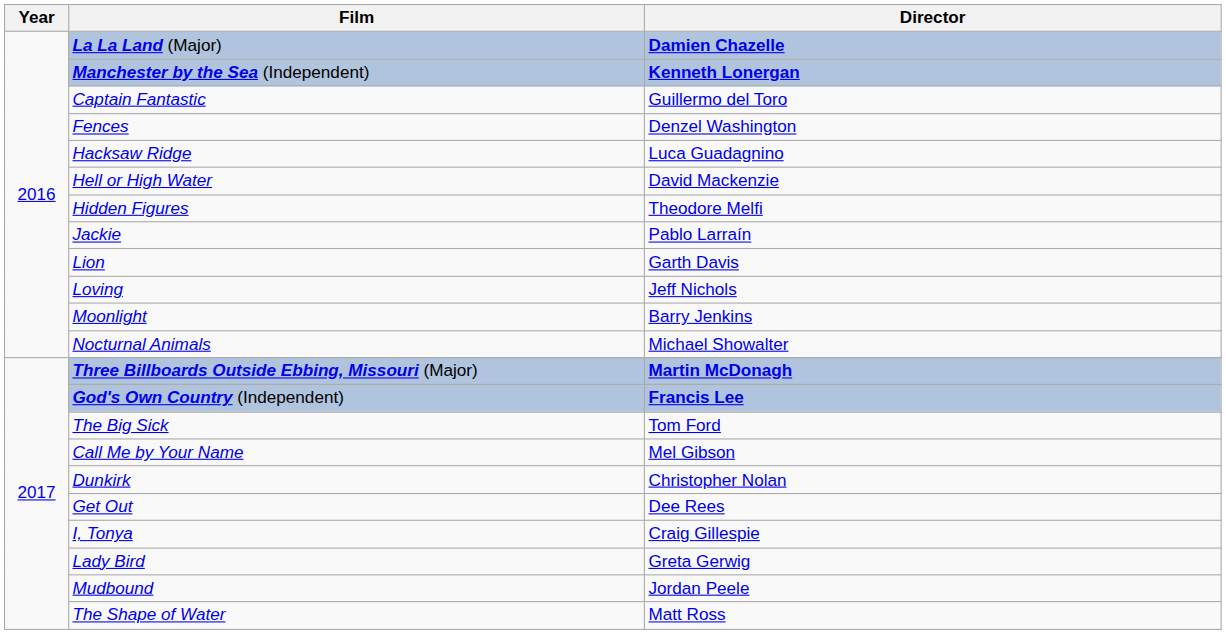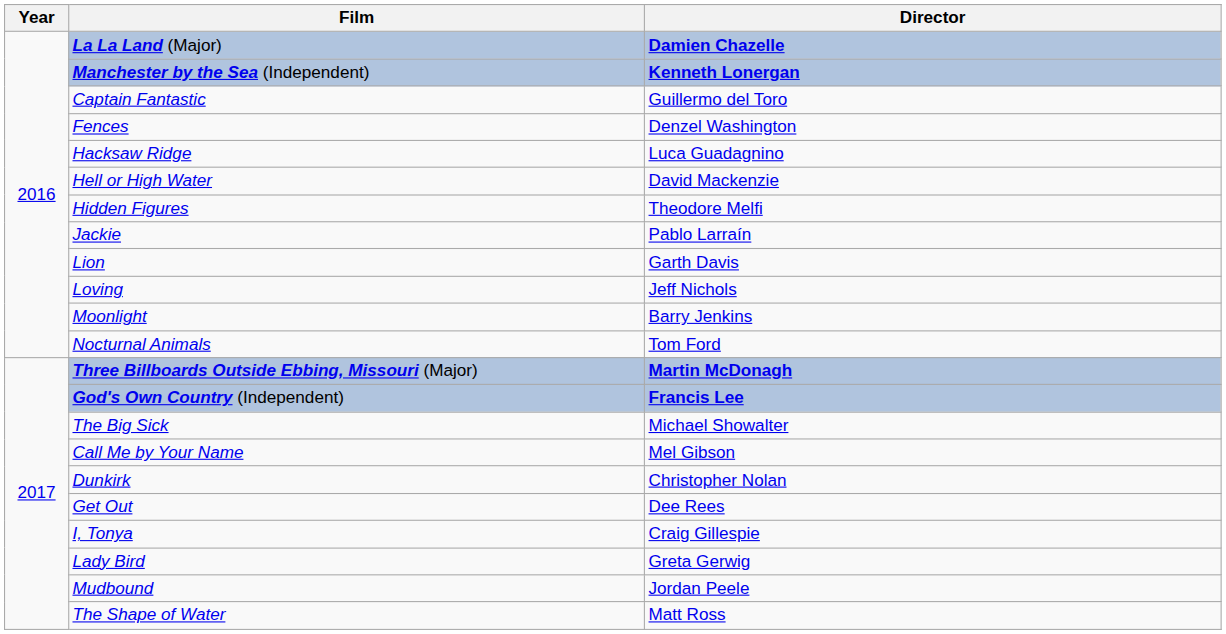(718, 343) Michael Showalter -> (685, 343) Tom Ford
(685, 425) Tom Ford -> (718, 425) Michael Showalter
